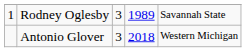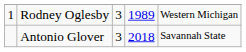(193, 15) Savannah State -> (199, 15) Western Michigan
(199, 36) Western Michigan -> (193, 36) Savannah State
